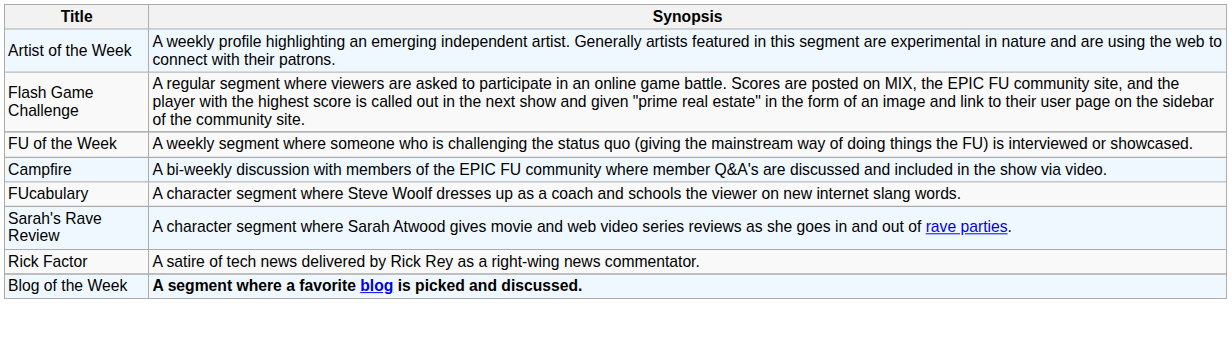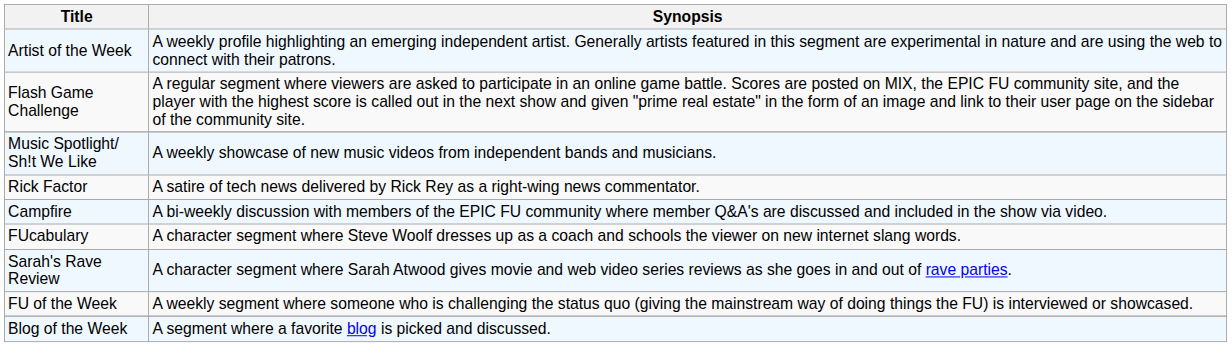+ row: (63, 153)
rows swapped: (62, 144) <-> (48, 261)
(367, 286) bold -> (352, 328) normal
